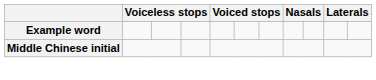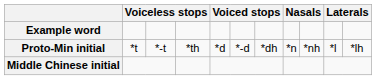+ row: (63, 48)
